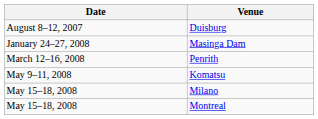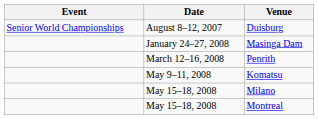+ column: (74, 12)
